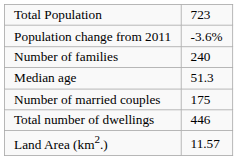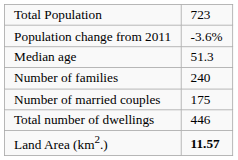rows swapped: (45, 78) <-> (66, 57)
(205, 143) normal -> (205, 143) bold
